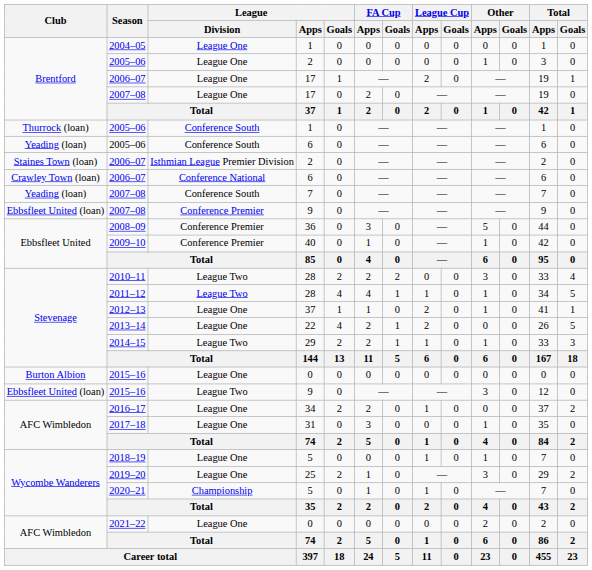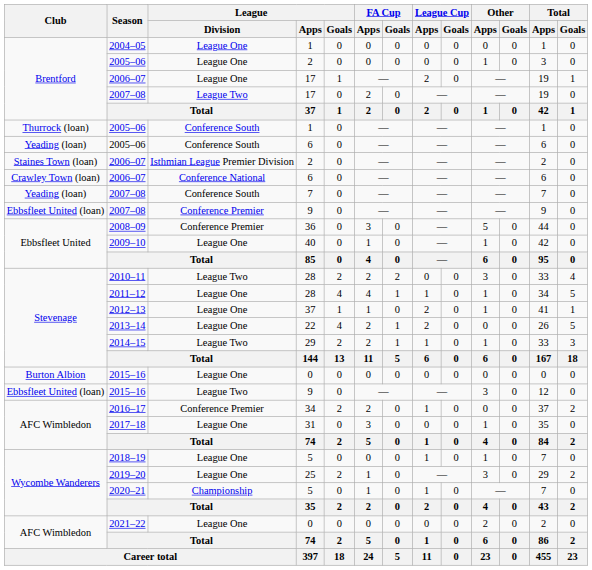(222, 95) League One -> (222, 95) League Two
(222, 243) Conference Premier -> (222, 243) League One
(222, 293) League Two -> (222, 293) League One
(222, 408) League One -> (222, 408) Conference Premier
